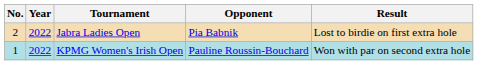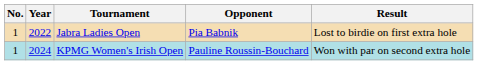(15, 32) 2 -> (15, 32) 1
(40, 51) 2022 -> (40, 51) 2024
